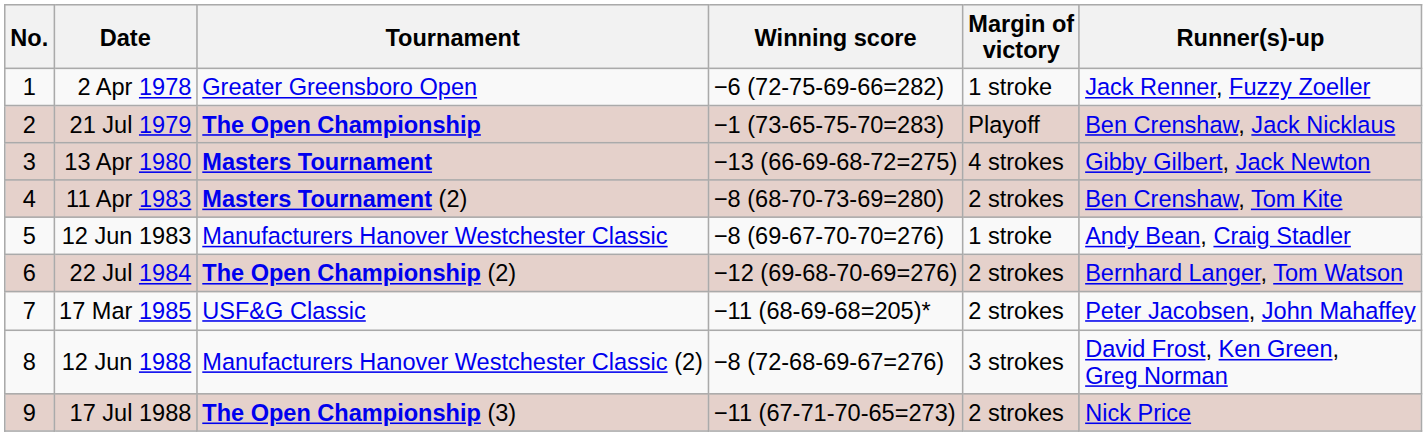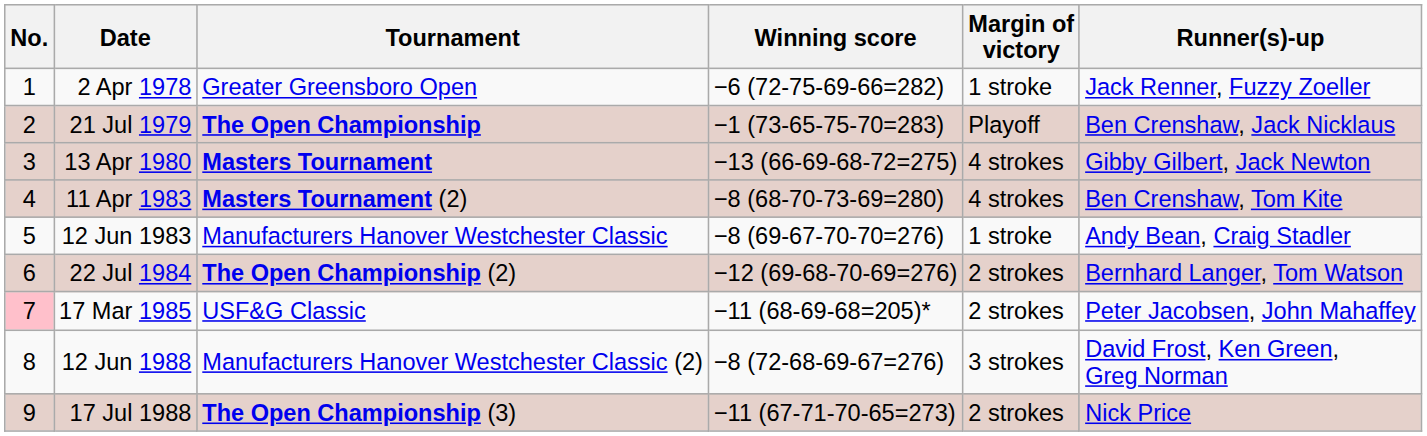(1016, 199) 2 strokes -> (1016, 199) 4 strokes
(29, 311) no background -> (29, 311) pink background
